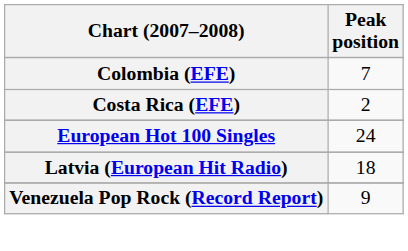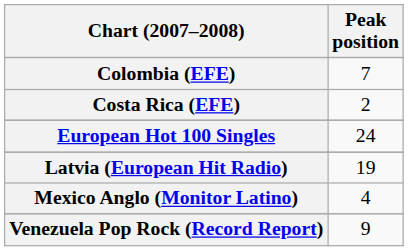(366, 167) 18 -> (366, 167) 19
+ row: (166, 198)
